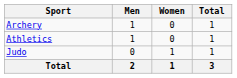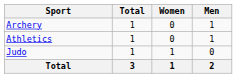columns swapped: (132, 11) <-> (212, 11)
